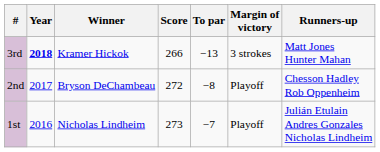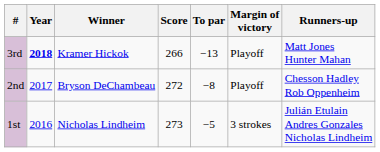(251, 53) 3 strokes -> (247, 53) Playoff
(209, 124) −7 -> (209, 124) −5
(247, 124) Playoff -> (251, 124) 3 strokes
